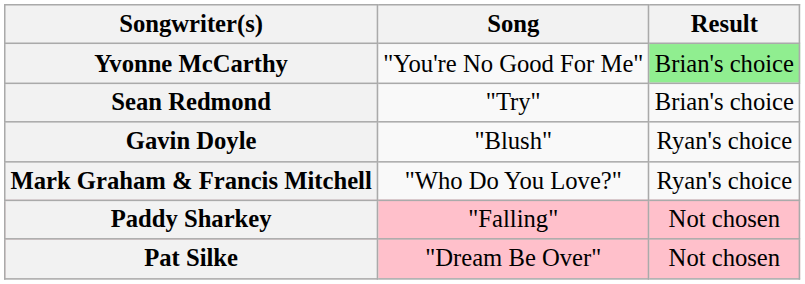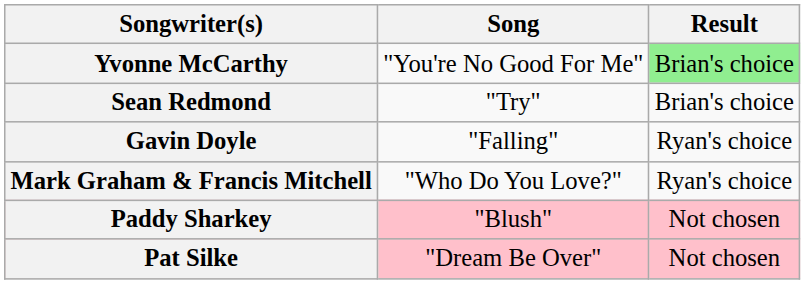(513, 141) "Blush" -> (513, 141) "Falling"
(513, 219) "Falling" -> (513, 219) "Blush"
